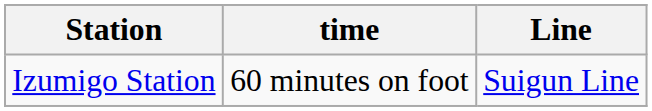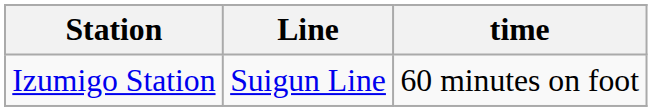columns swapped: (561, 29) <-> (349, 29)
